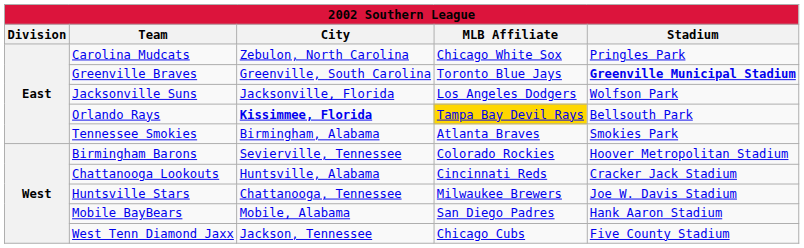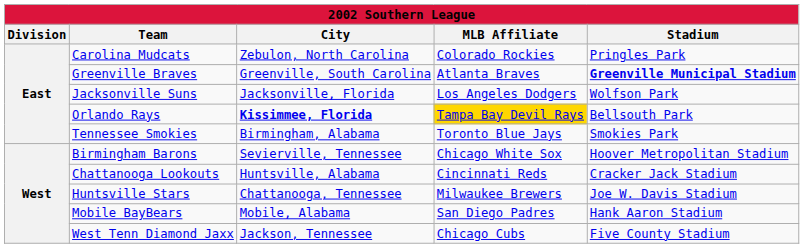(499, 54) Chicago White Sox -> (496, 54) Colorado Rockies
(499, 74) Toronto Blue Jays -> (488, 74) Atlanta Braves
(488, 134) Atlanta Braves -> (499, 134) Toronto Blue Jays
(496, 154) Colorado Rockies -> (499, 154) Chicago White Sox
